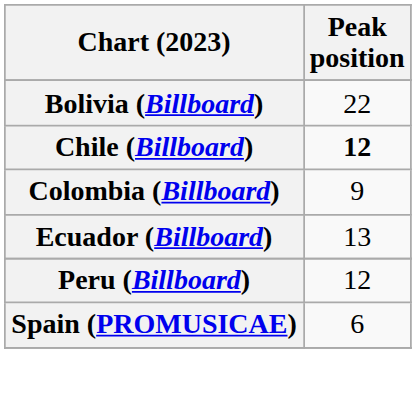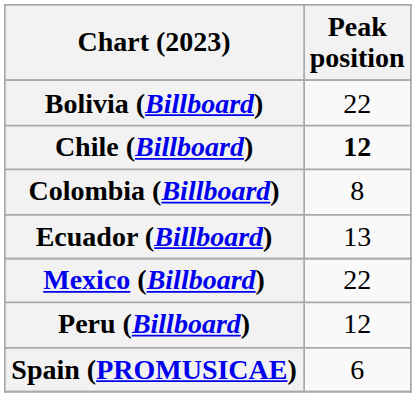(357, 191) 9 -> (357, 191) 8
+ row: (154, 280)
